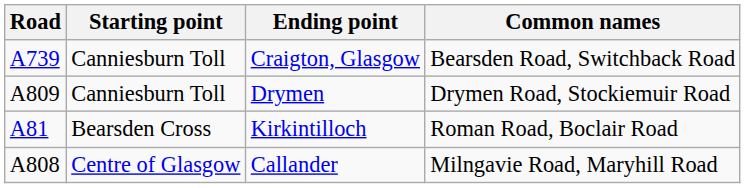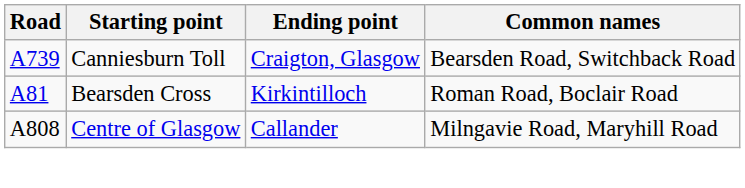- row: (287, 93)
